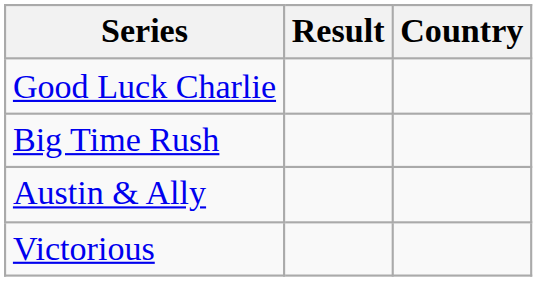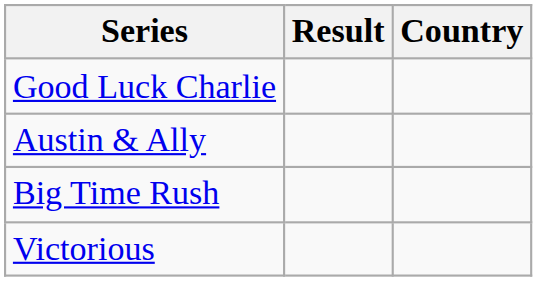rows swapped: (116, 139) <-> (110, 193)
